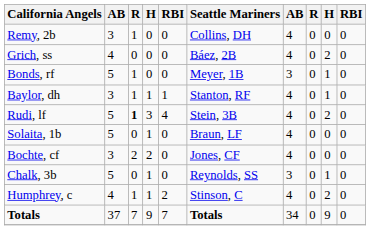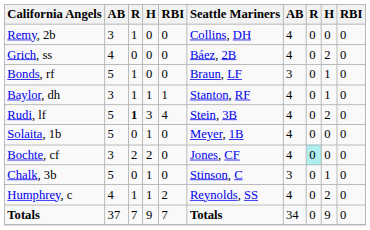(217, 74) Meyer, 1B -> (216, 74) Braun, LF
(216, 134) Braun, LF -> (217, 134) Meyer, 1B
(312, 154) no background -> (312, 154) paleturquoise background
(224, 174) Reynolds, SS -> (216, 174) Stinson, C
(216, 194) Stinson, C -> (224, 194) Reynolds, SS
